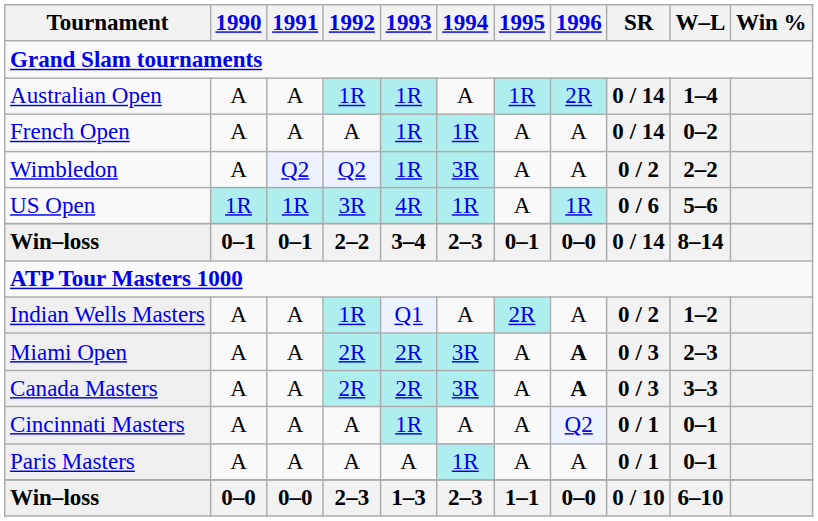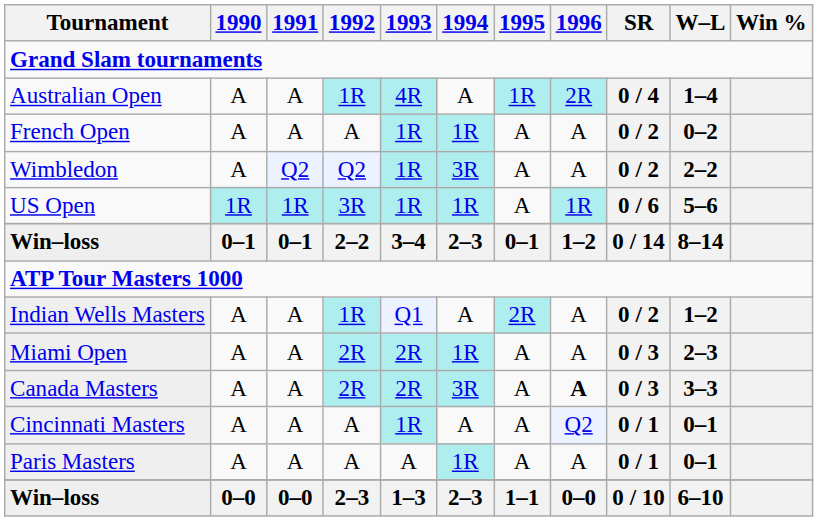(409, 95) 1R -> (409, 95) 4R
(639, 95) 0 / 14 -> (639, 95) 0 / 4
(639, 132) 0 / 14 -> (639, 132) 0 / 2
(409, 205) 4R -> (409, 205) 1R
(579, 242) 0–0 -> (579, 242) 1–2
(465, 351) 3R -> (465, 351) 1R
(579, 351) bold -> (579, 351) normal
